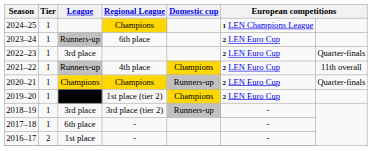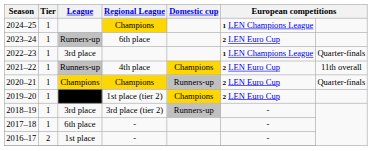(251, 53) 2 LEN Euro Cup -> (268, 53) 1 LEN Champions League
